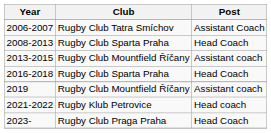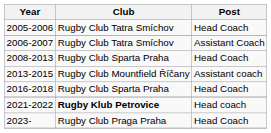+ row: (30, 27)
- row: (17, 89)
(105, 105) normal -> (108, 105) bold
